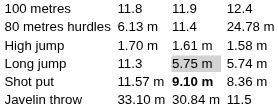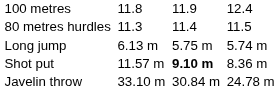(138, 27) 6.13 m -> (130, 27) 11.3
(251, 27) 24.78 m -> (239, 27) 11.5
- row: (34, 45)
(130, 63) 11.3 -> (138, 45) 6.13 m
(192, 63) lightgrey background -> (192, 45) no background
(239, 100) 11.5 -> (251, 82) 24.78 m
